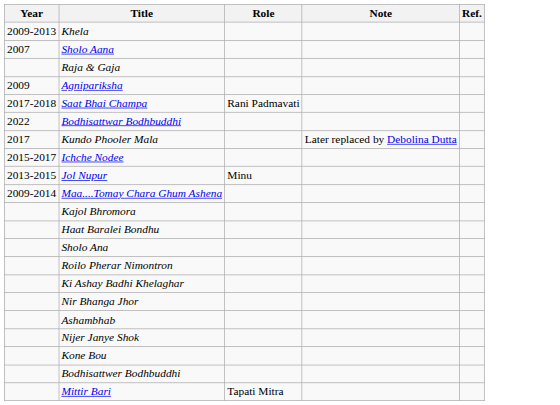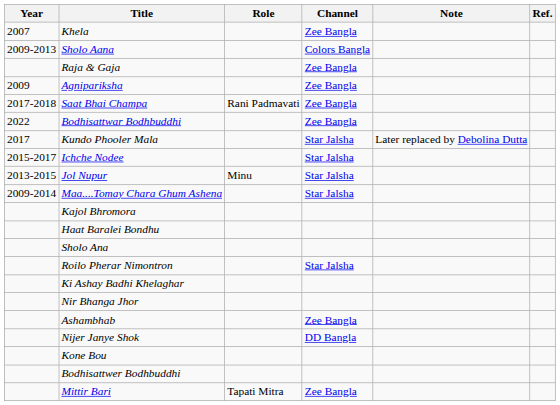+ column: (337, 13)
(32, 31) 2009-2013 -> (18, 31) 2007
(18, 49) 2007 -> (32, 49) 2009-2013
